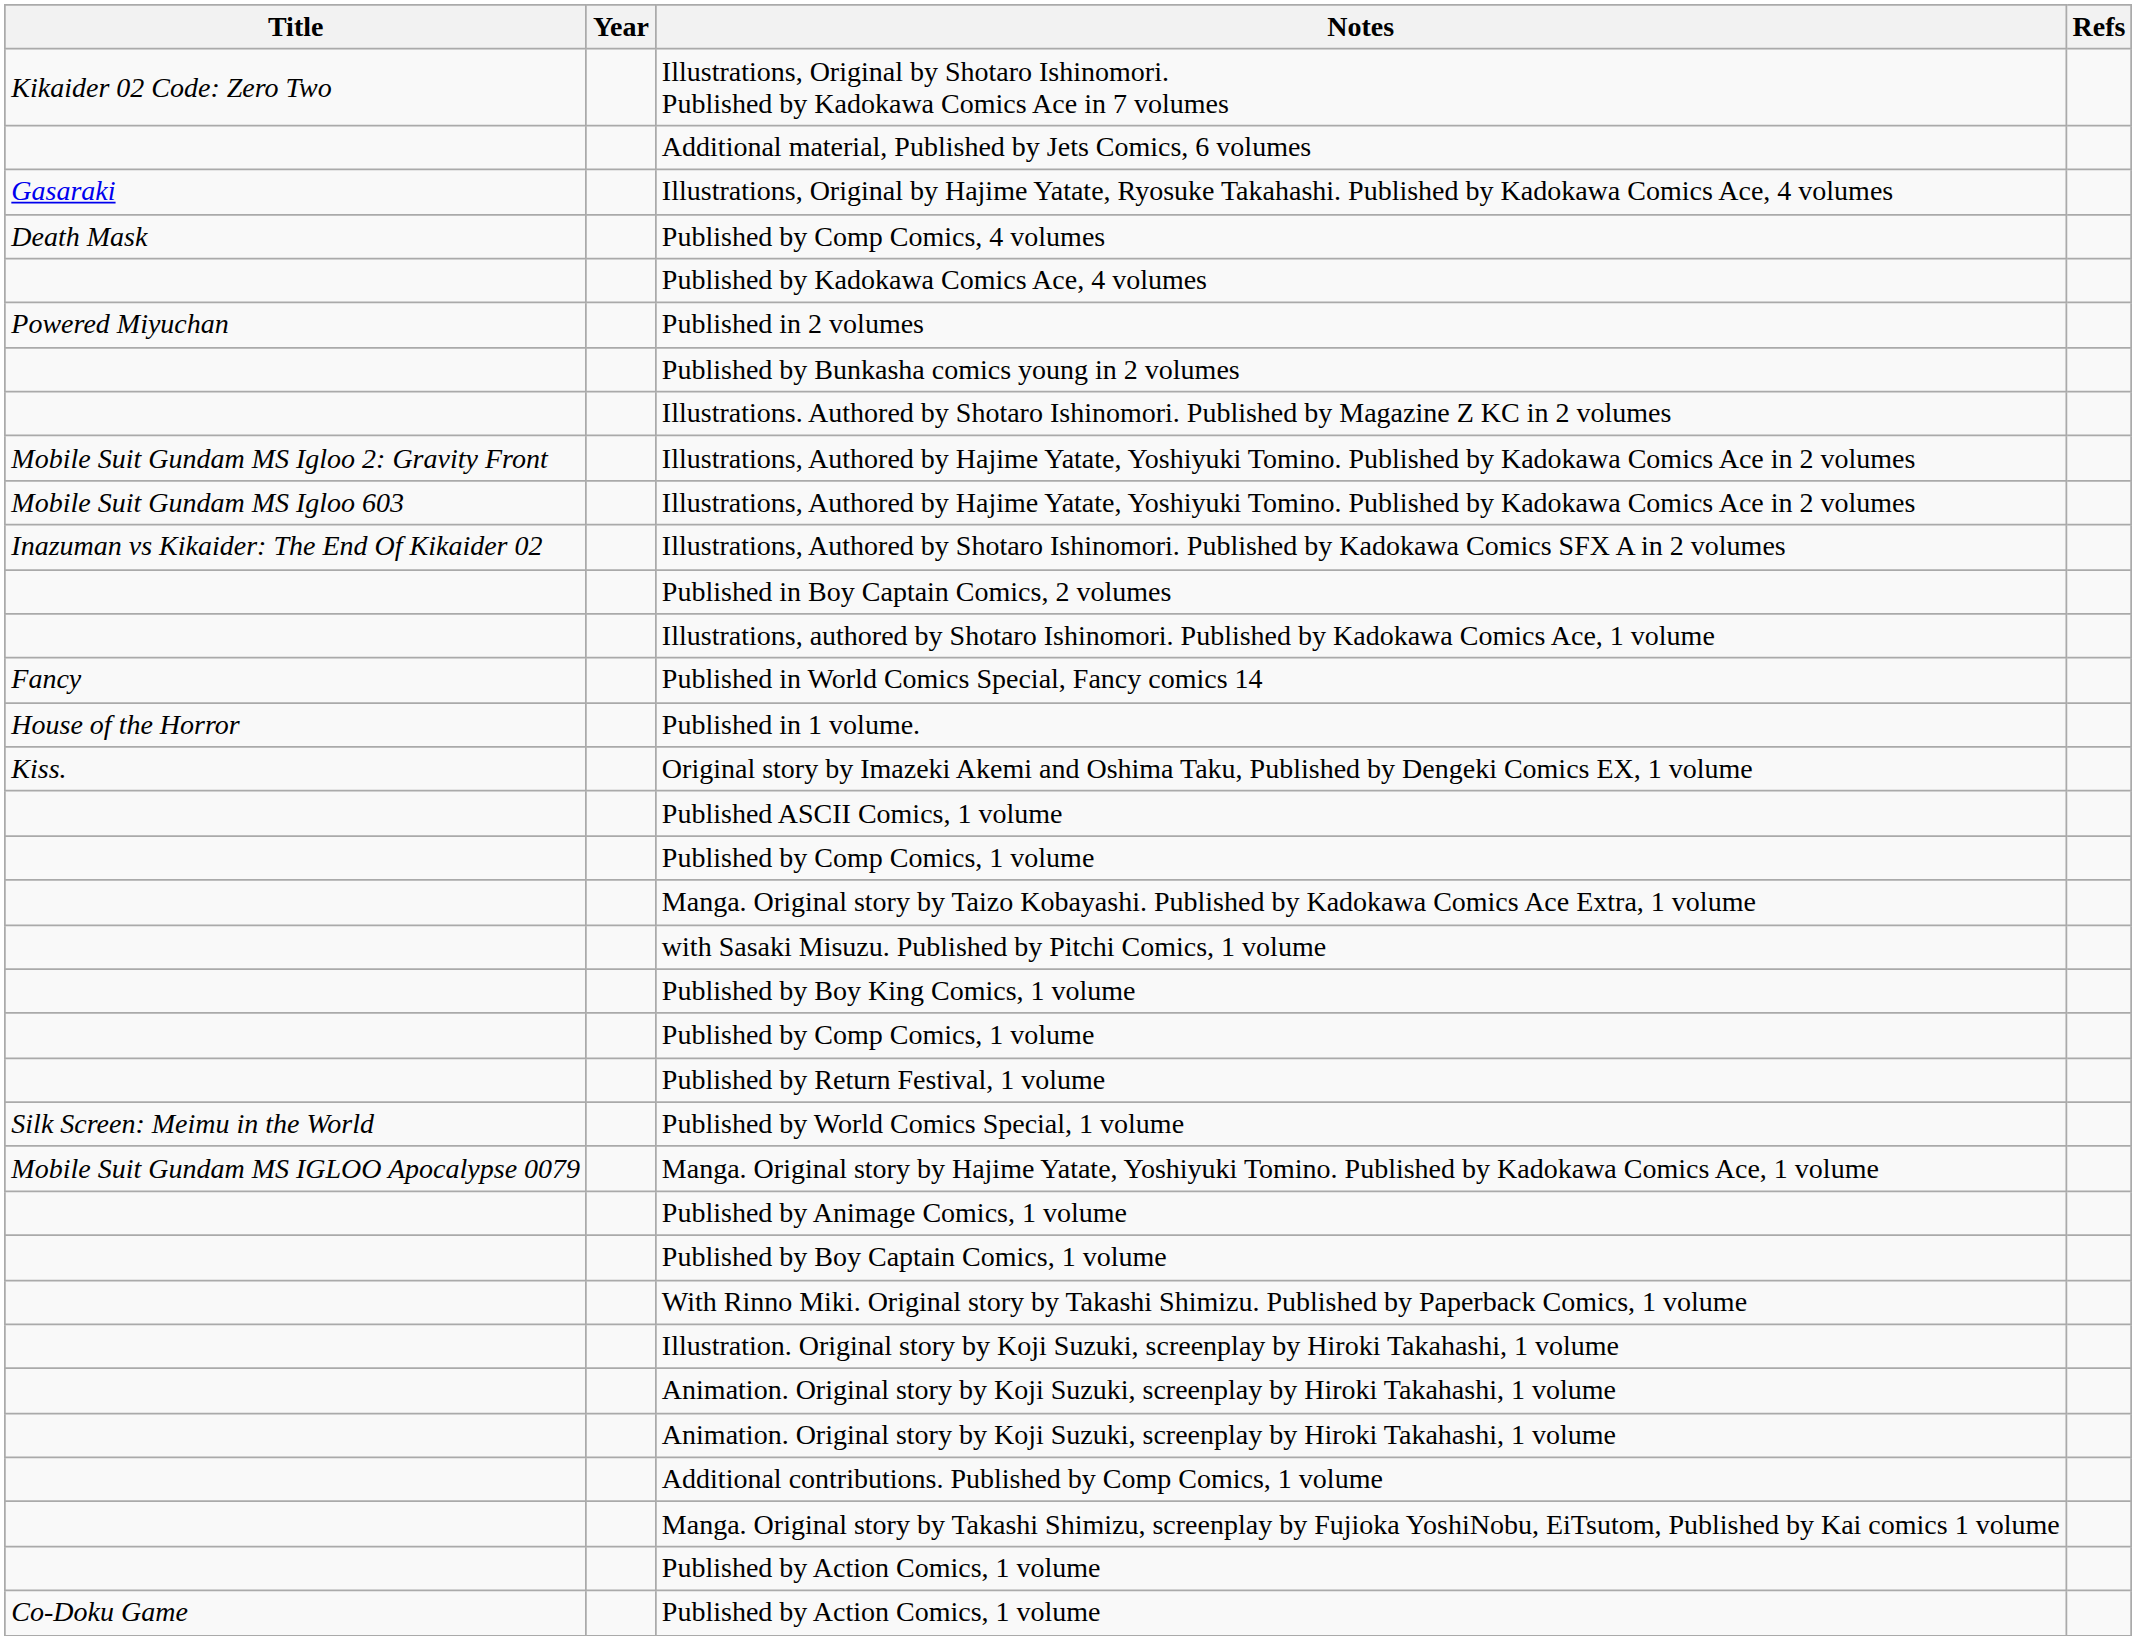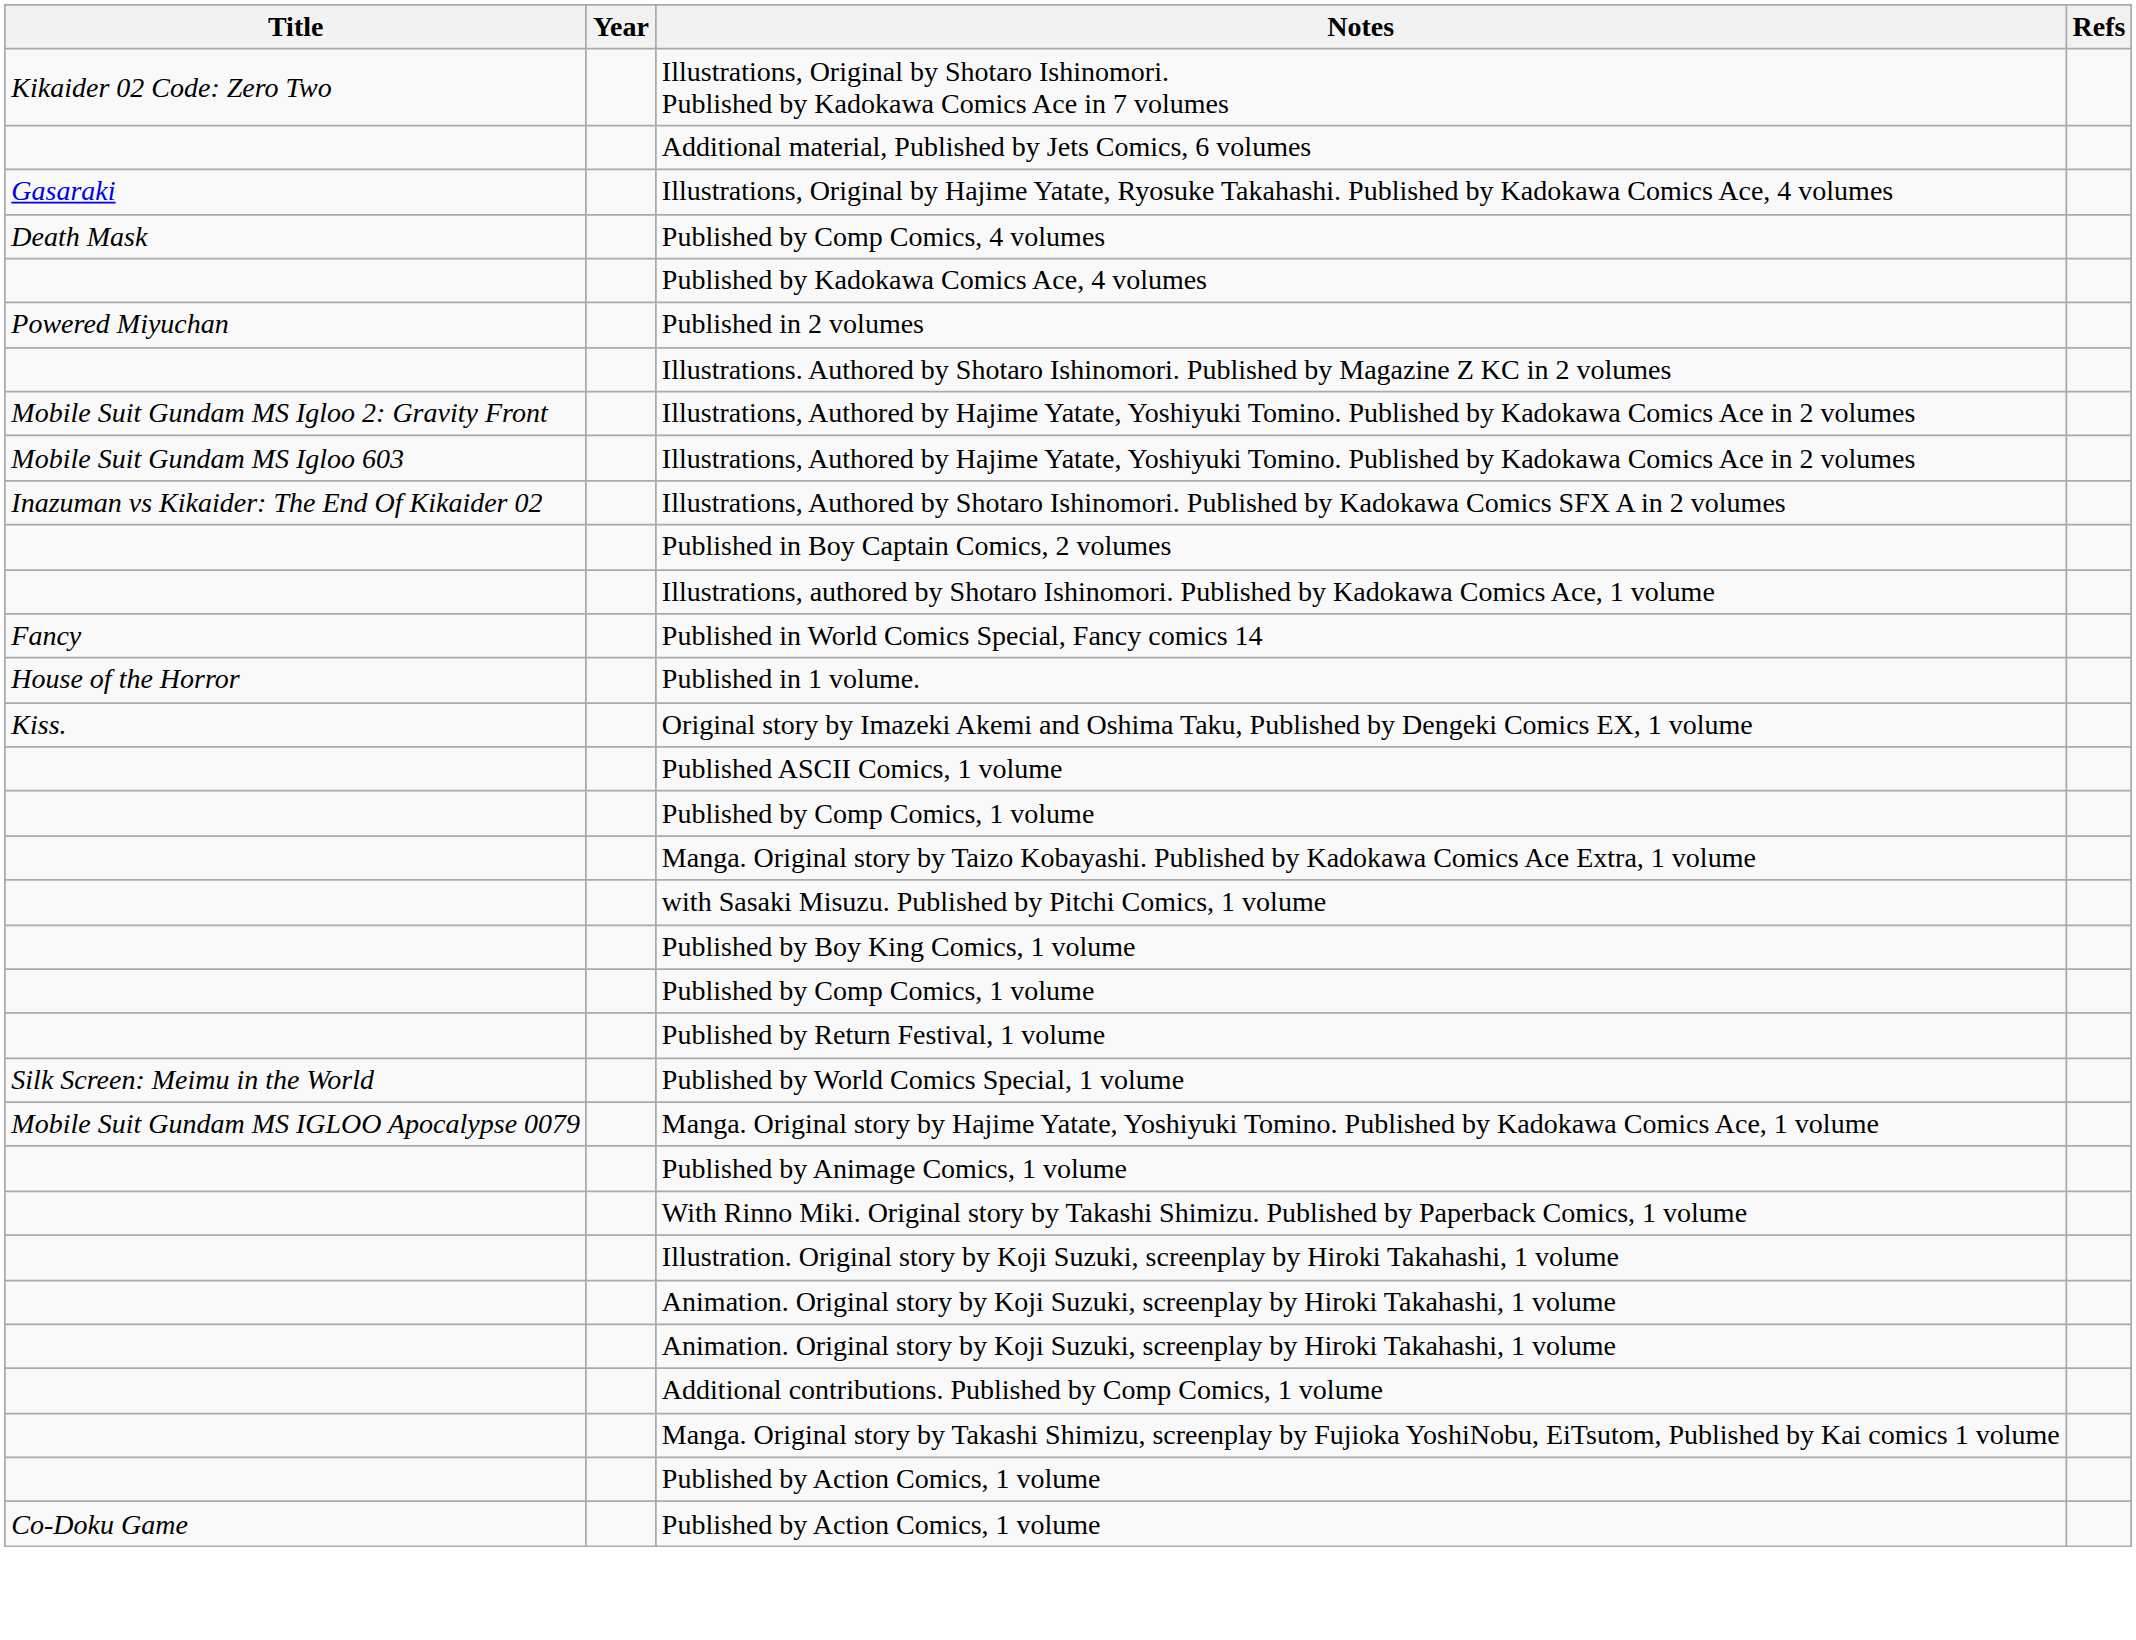- row: (296, 369)
- row: (296, 1258)
